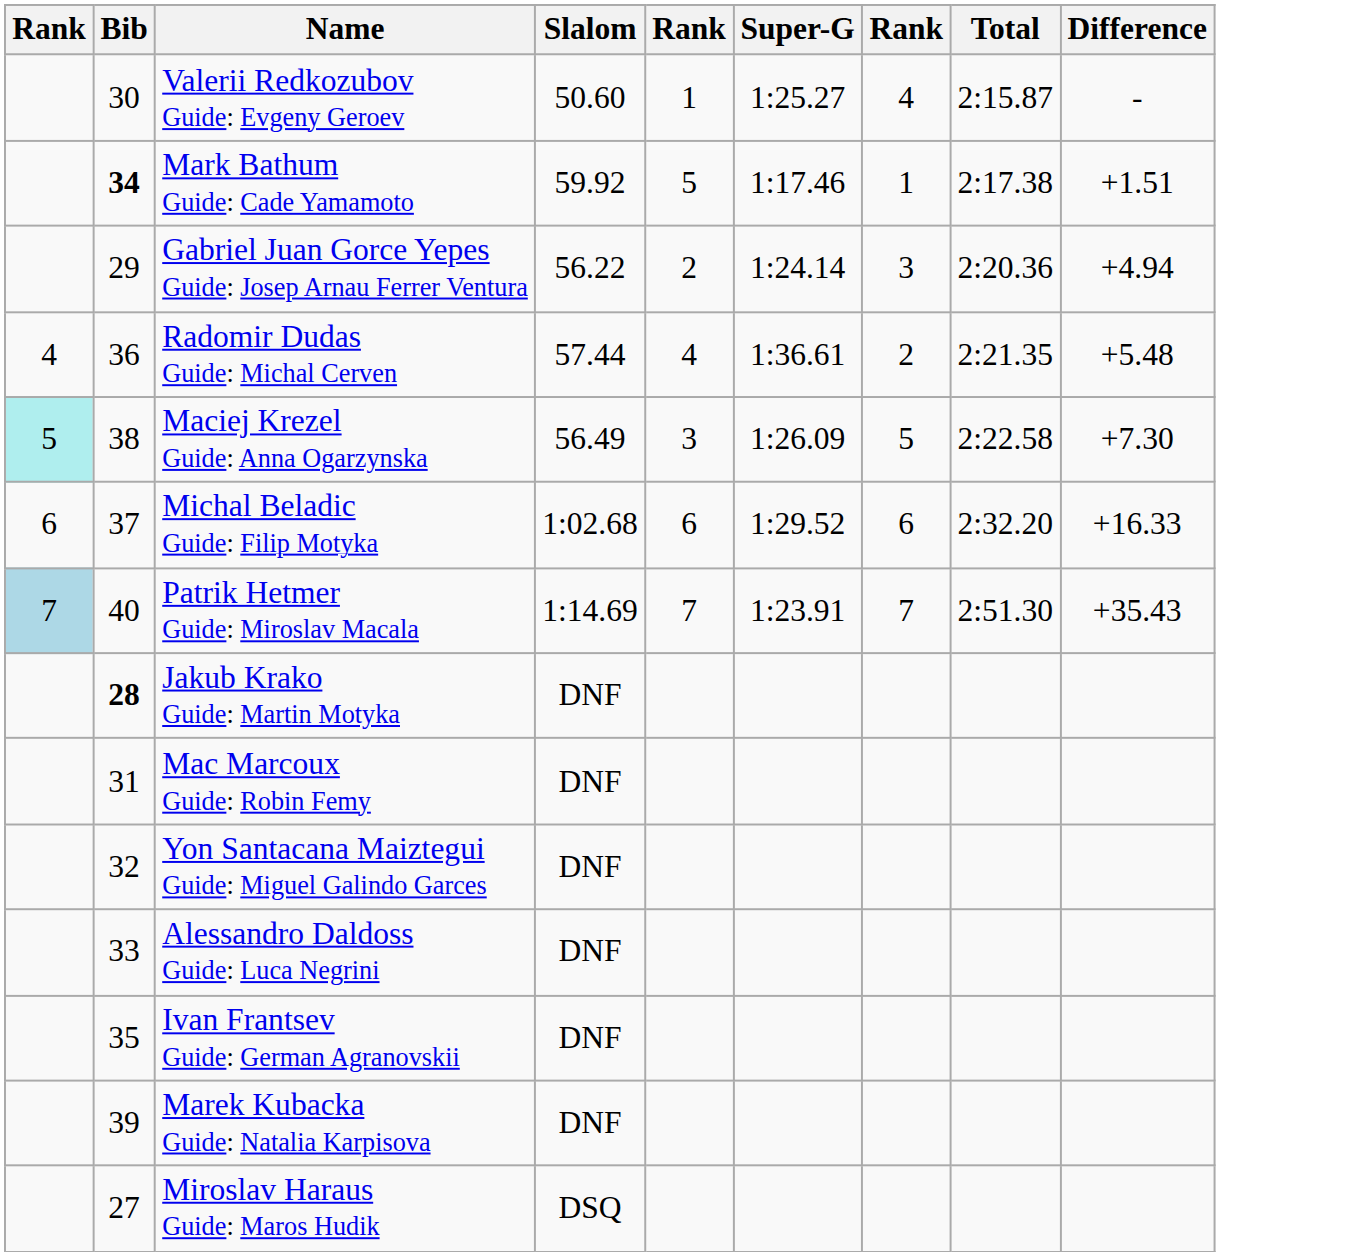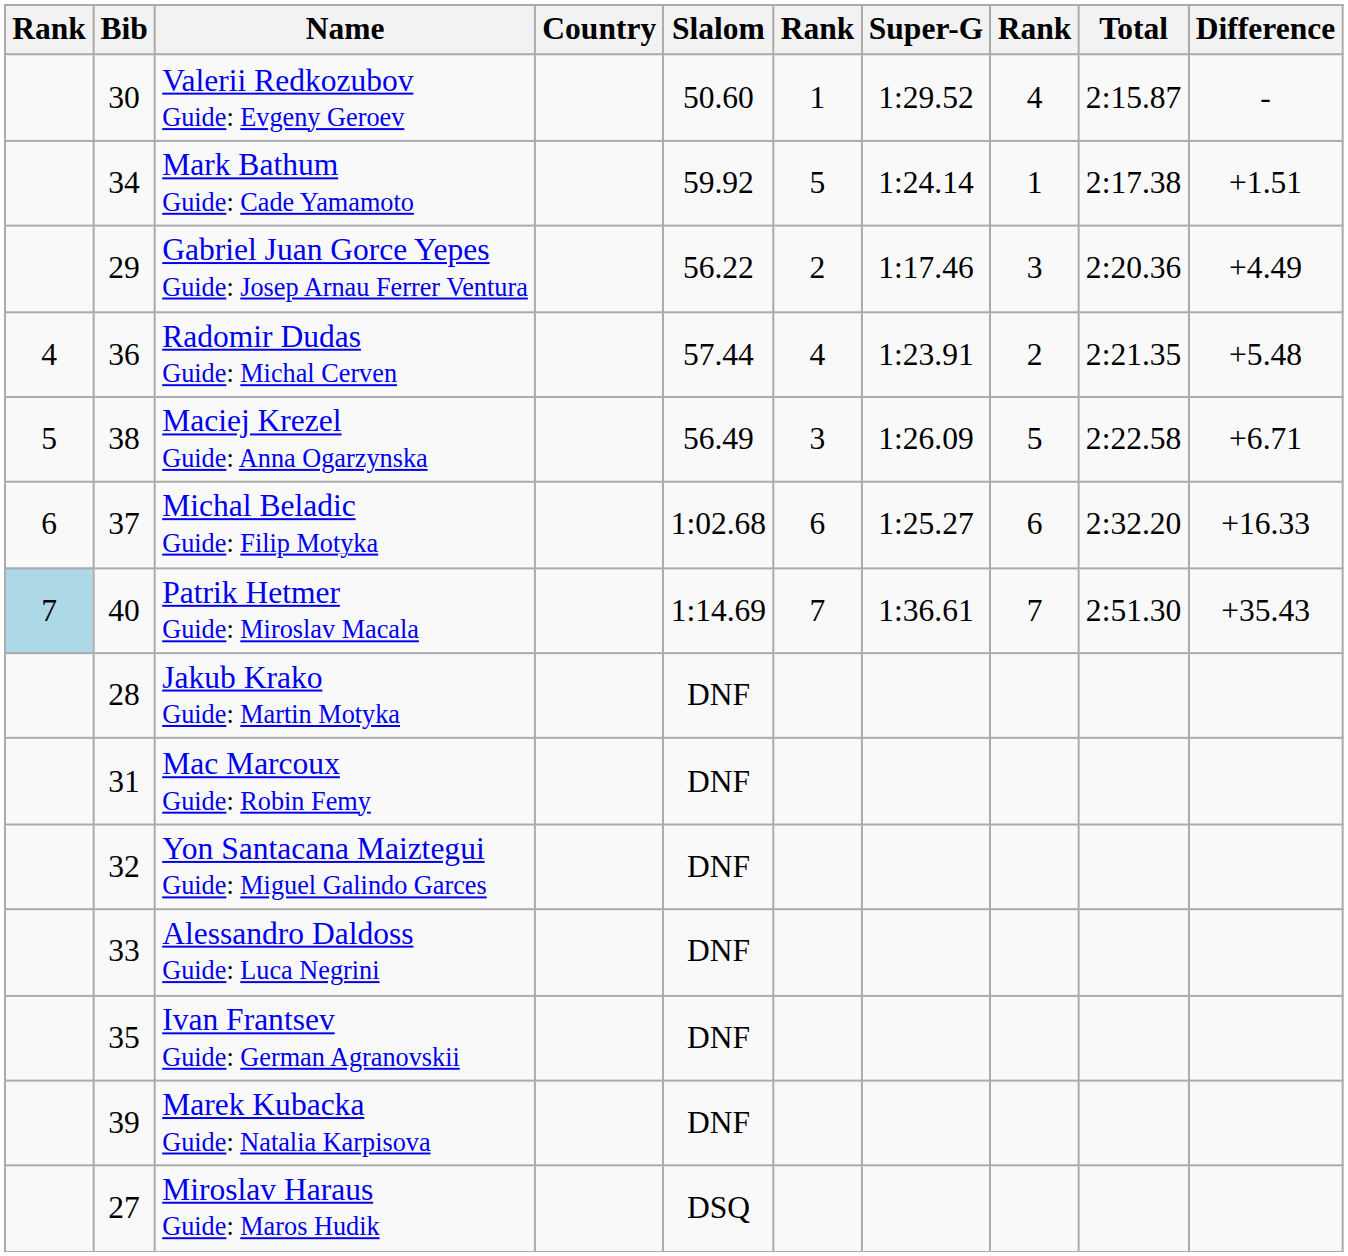+ column: (599, 29)
(798, 97) 1:25.27 -> (926, 97) 1:29.52
(124, 182) bold -> (124, 182) normal
(798, 182) 1:17.46 -> (926, 182) 1:24.14
(798, 268) 1:24.14 -> (926, 268) 1:17.46
(1137, 268) +4.94 -> (1266, 268) +4.49
(798, 353) 1:36.61 -> (926, 353) 1:23.91
(49, 439) paleturquoise background -> (49, 439) no background
(1137, 439) +7.30 -> (1266, 439) +6.71
(798, 524) 1:29.52 -> (926, 524) 1:25.27
(798, 609) 1:23.91 -> (926, 609) 1:36.61
(124, 695) bold -> (124, 695) normal
